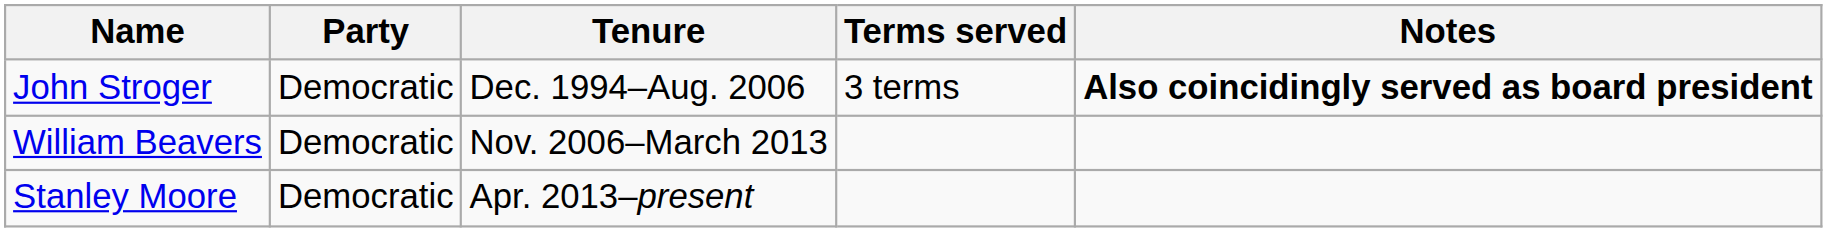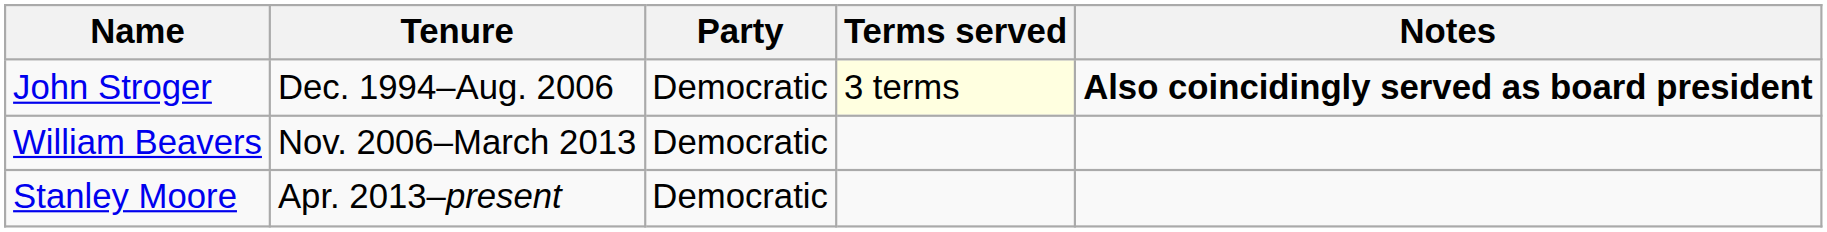columns swapped: (366, 32) <-> (649, 32)
(902, 87) no background -> (902, 87) lightyellow background
